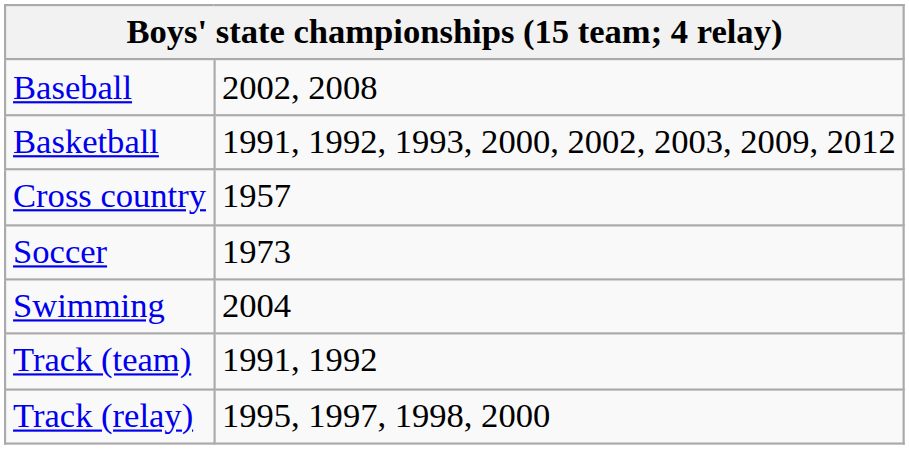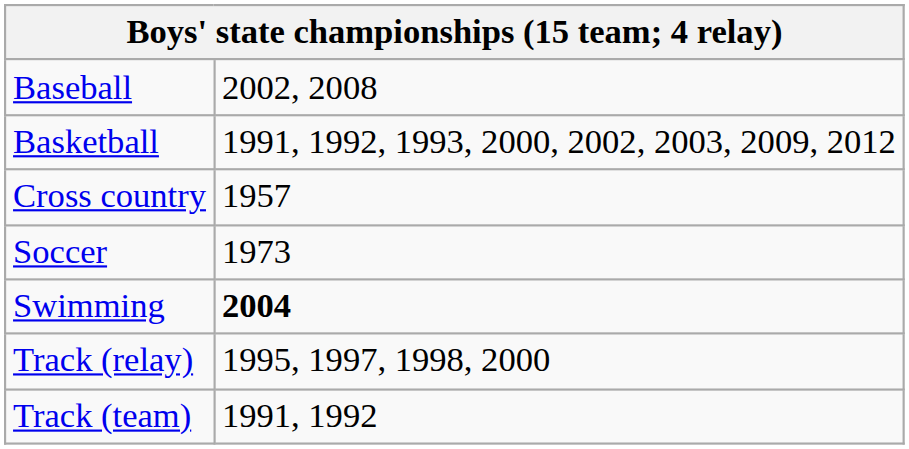(256, 305) normal -> (256, 305) bold
rows swapped: (102, 360) <-> (103, 415)
